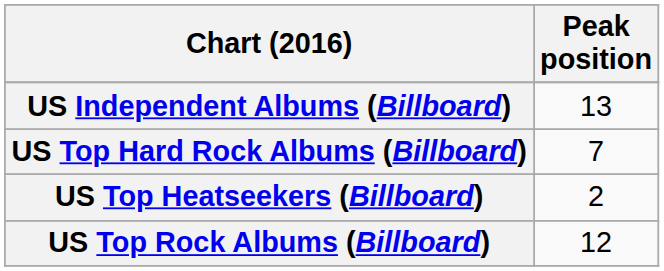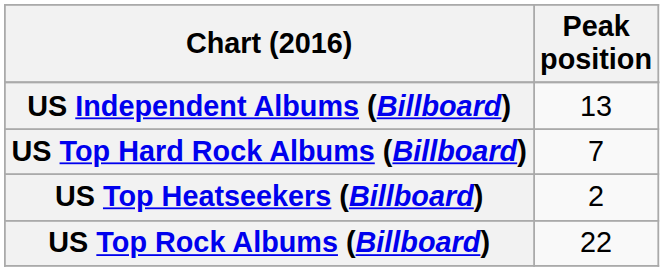(596, 242) 12 -> (596, 242) 22
